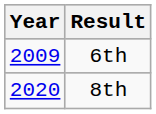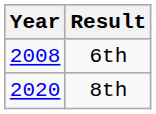(35, 56) 2009 -> (35, 56) 2008
